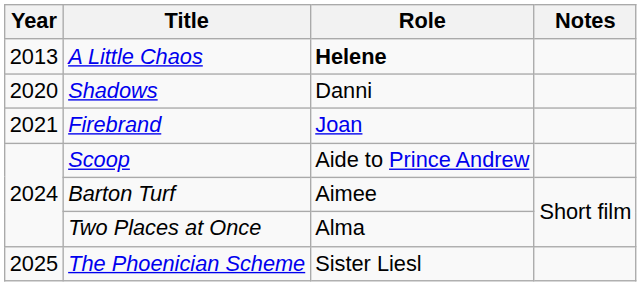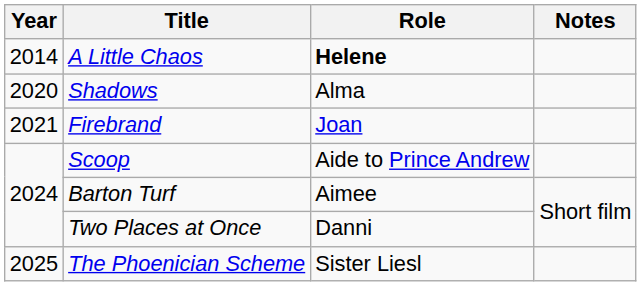(34, 56) 2013 -> (34, 56) 2014
(344, 90) Danni -> (340, 90) Alma
(340, 228) Alma -> (344, 228) Danni
